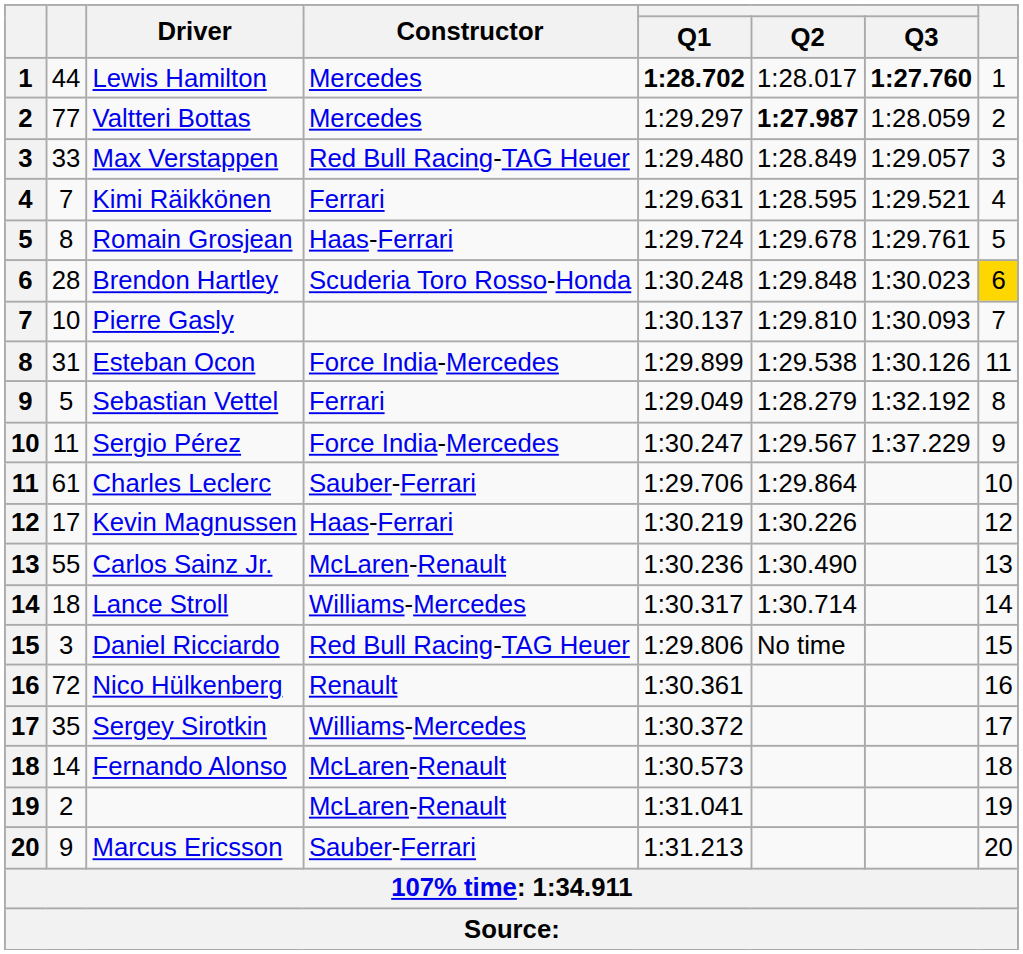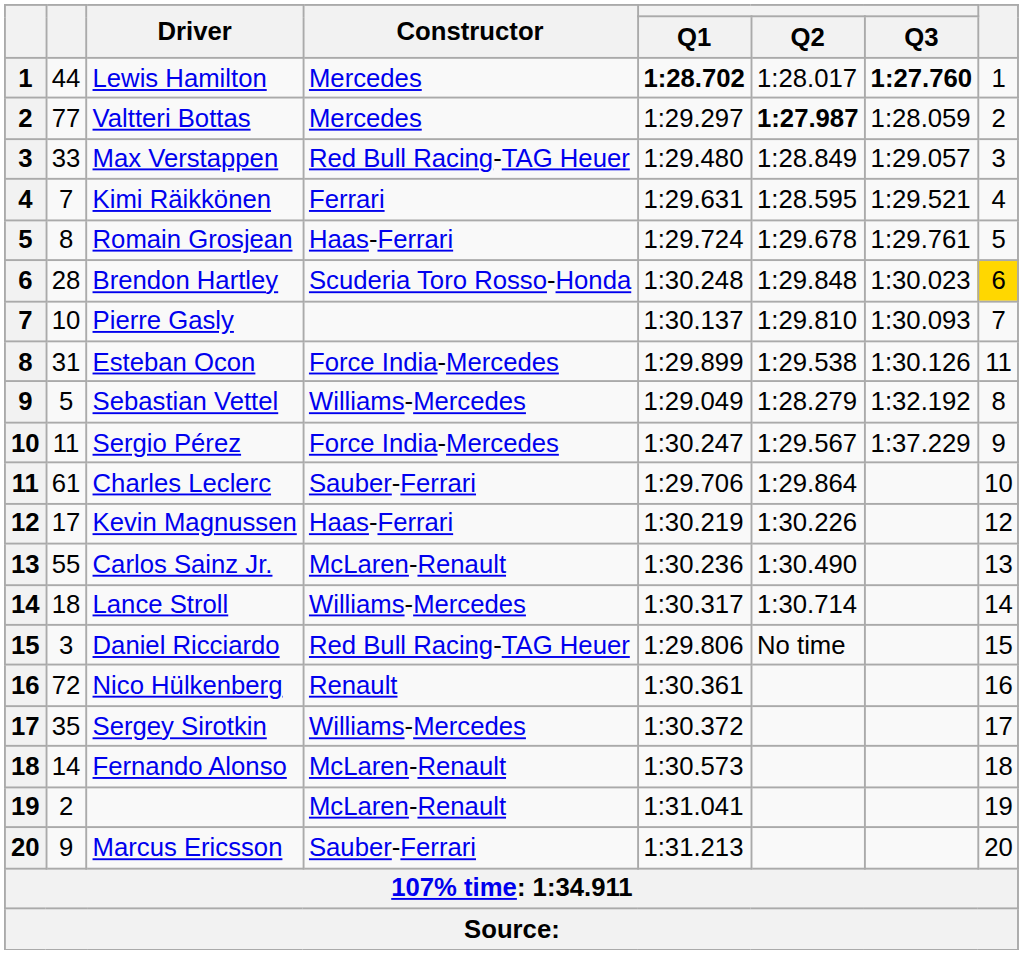(347, 402) Ferrari -> (417, 402) Williams-Mercedes
